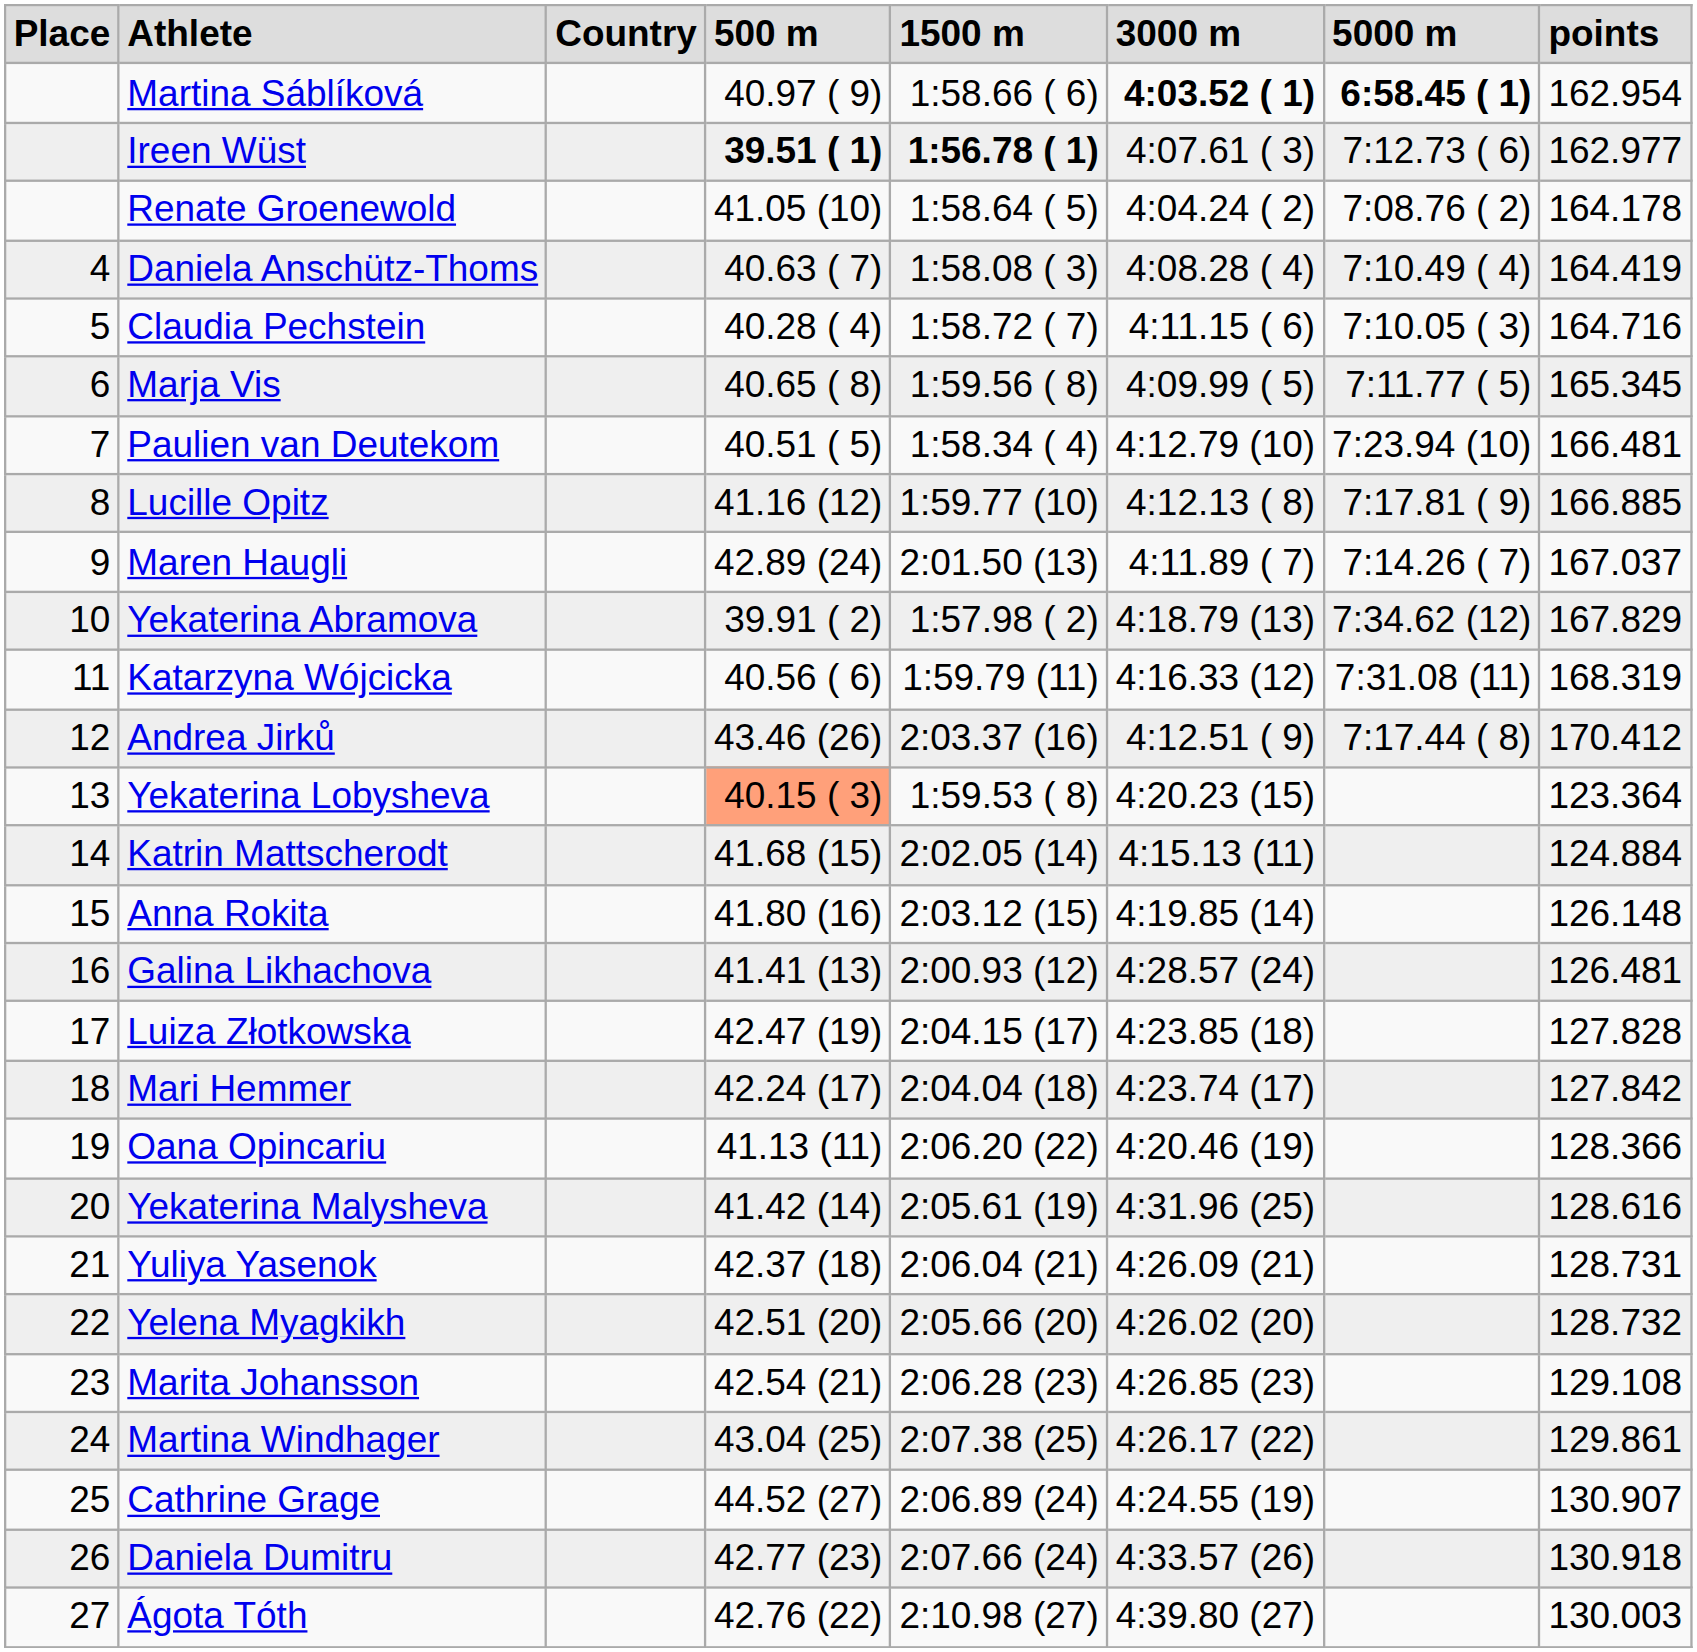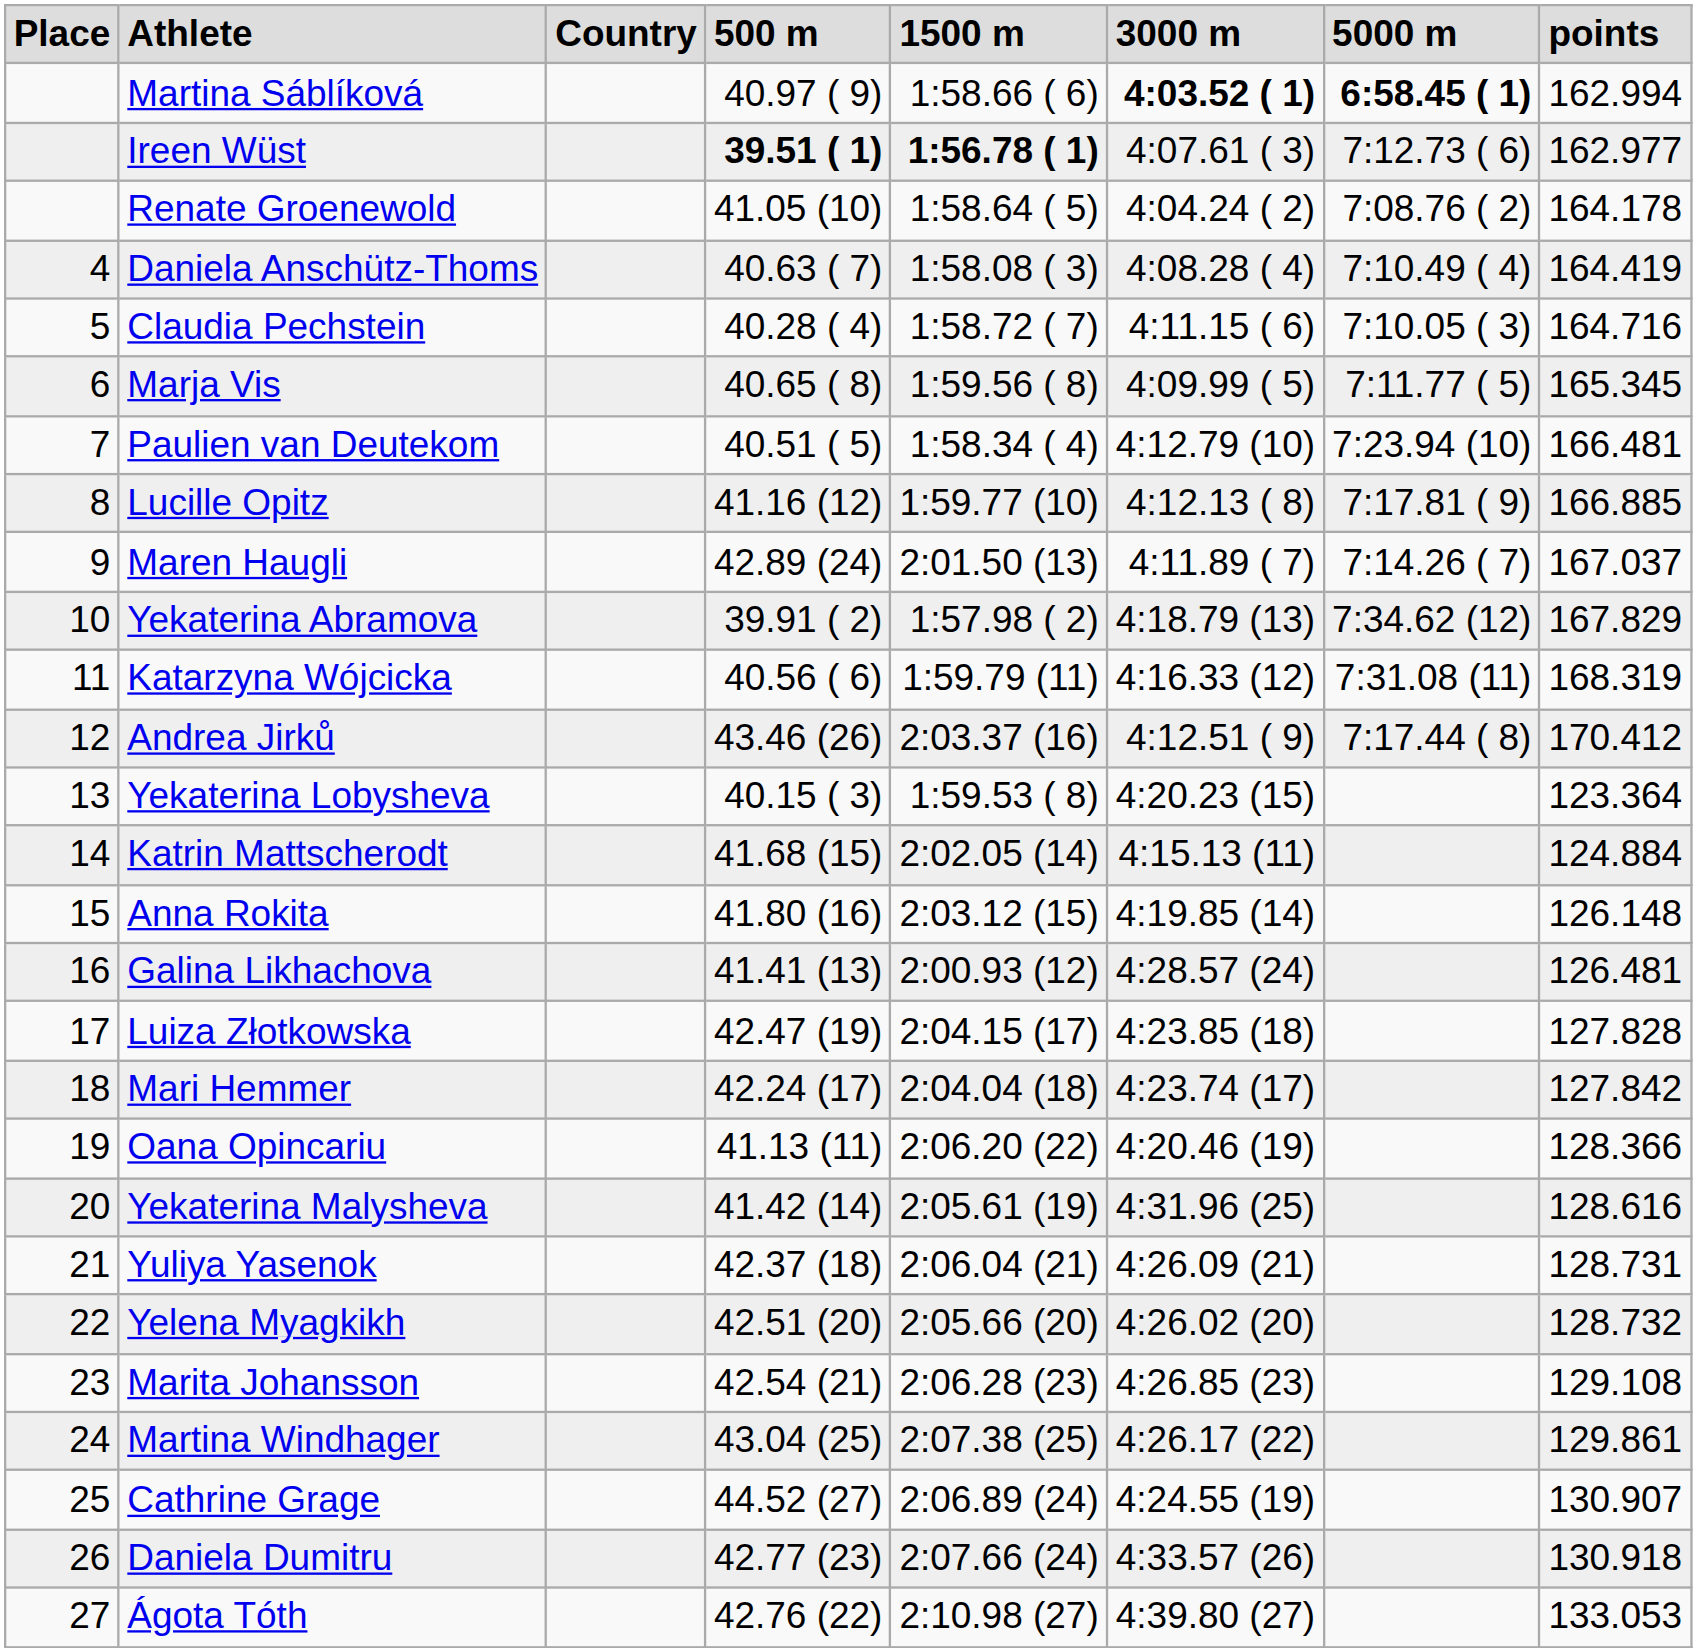(1615, 92) 162.954 -> (1615, 92) 162.994
(803, 795) lightsalmon background -> (803, 795) no background
(1615, 1616) 130.003 -> (1615, 1616) 133.053
